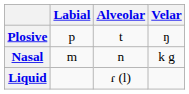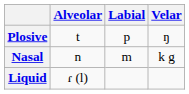columns swapped: (72, 15) <-> (121, 15)
